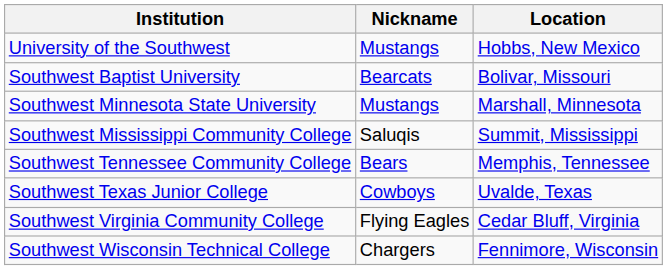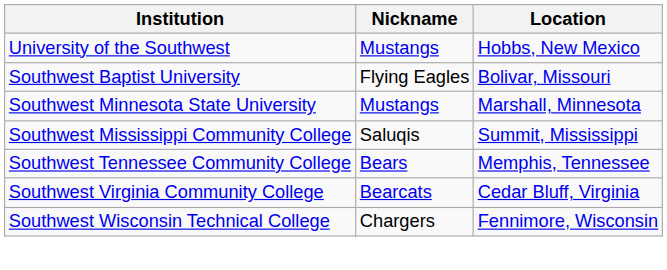(396, 76) Bearcats -> (415, 76) Flying Eagles
- row: (138, 192)
(415, 221) Flying Eagles -> (396, 192) Bearcats
